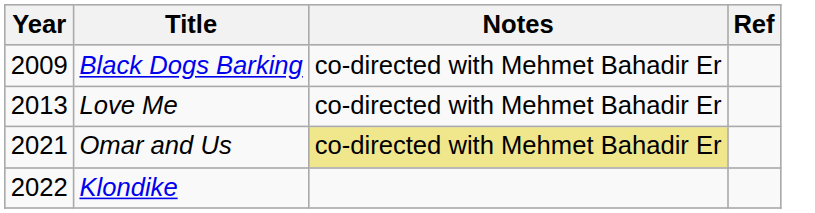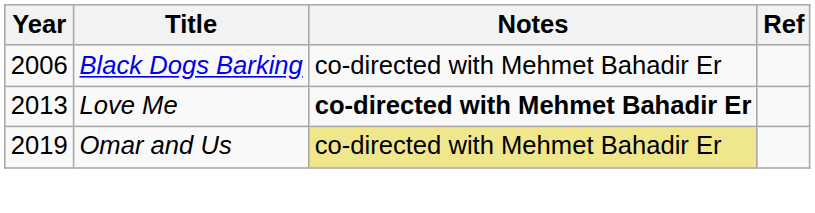(39, 65) 2009 -> (39, 65) 2006
(518, 106) normal -> (533, 106) bold
(39, 146) 2021 -> (39, 146) 2019
- row: (129, 187)
